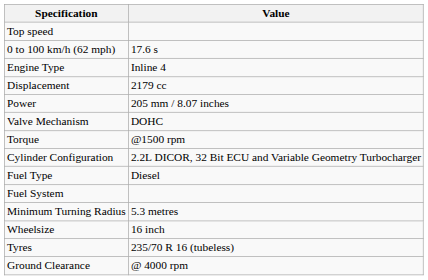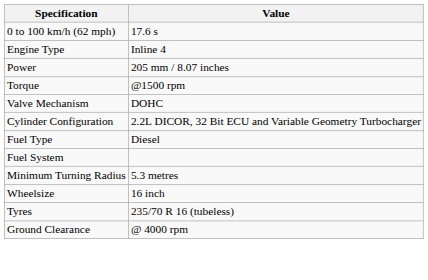- row: (30, 31)
- row: (38, 85)
rows swapped: (23, 139) <-> (48, 121)
